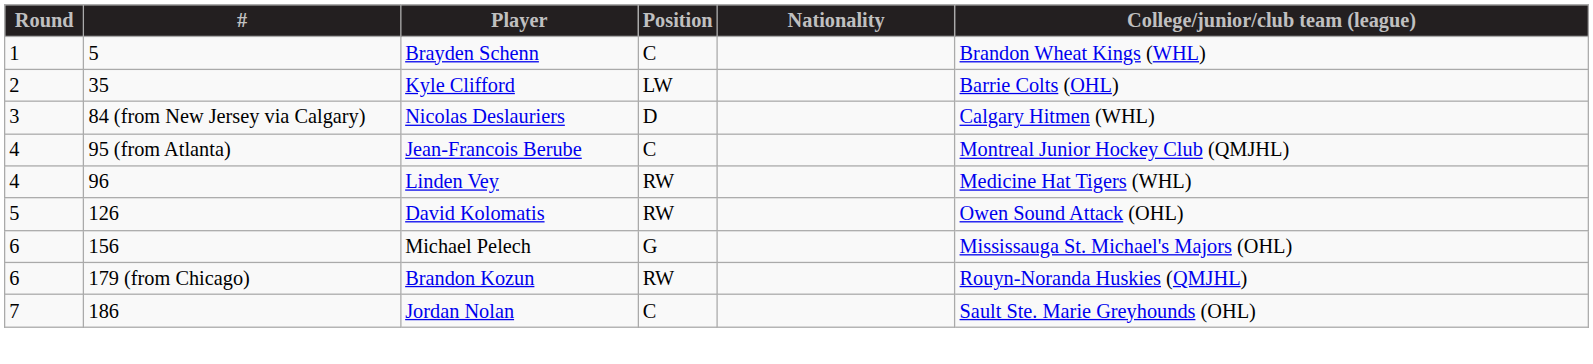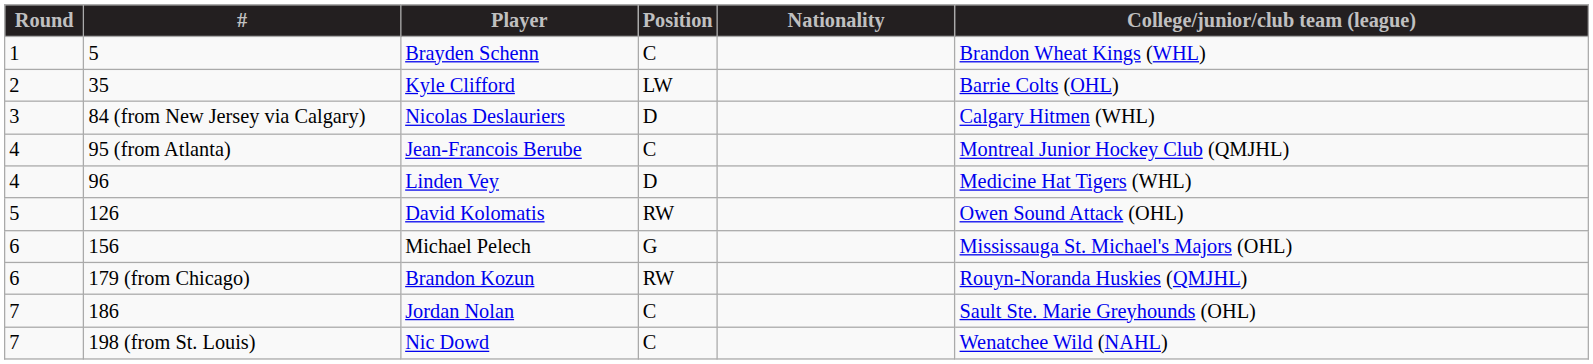(658, 181) RW -> (650, 181) D
+ row: (447, 342)
